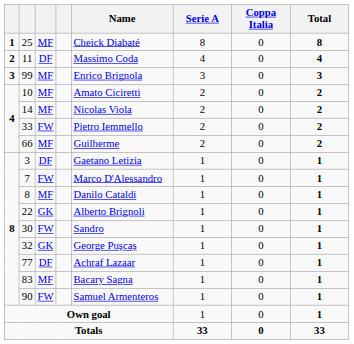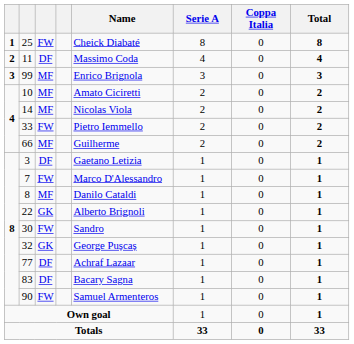(45, 42) MF -> (45, 42) FW
(45, 280) MF -> (45, 280) DF
